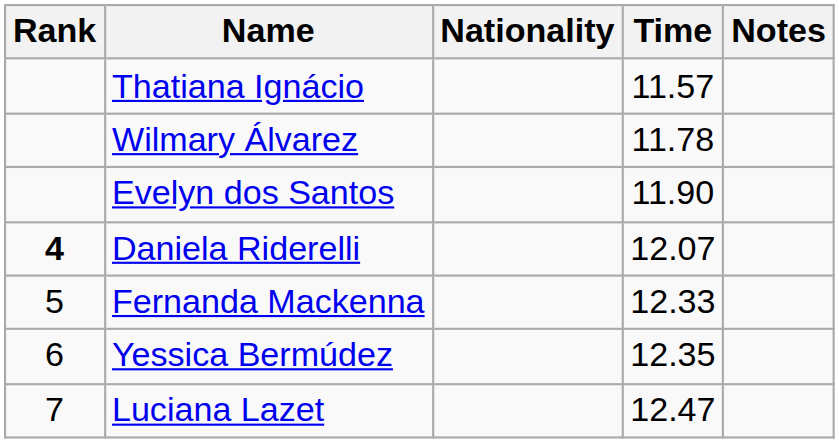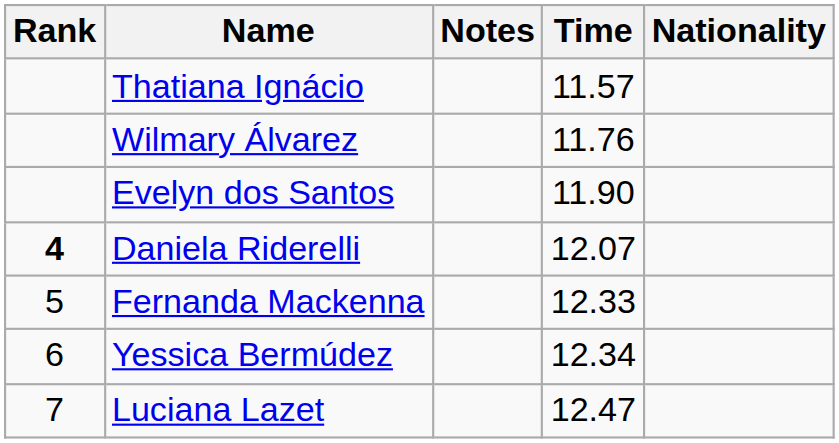columns swapped: (527, 31) <-> (779, 31)
(673, 139) 11.78 -> (593, 139) 11.76
(673, 355) 12.35 -> (593, 355) 12.34
